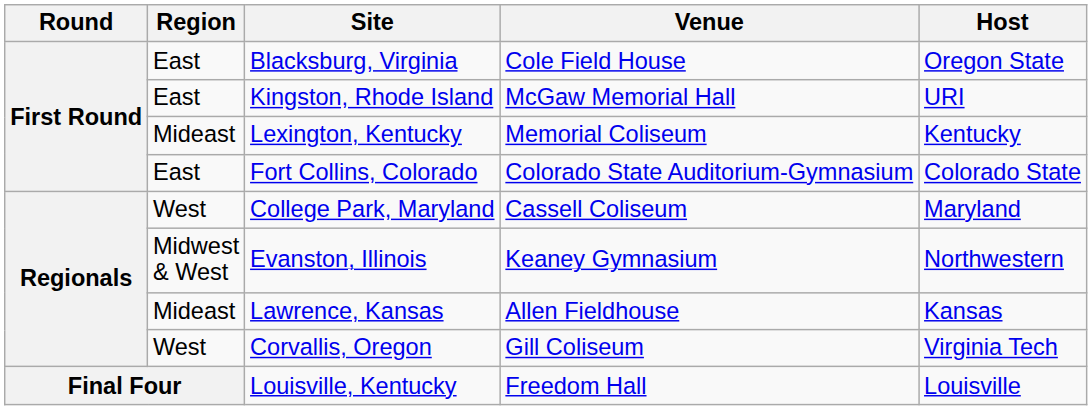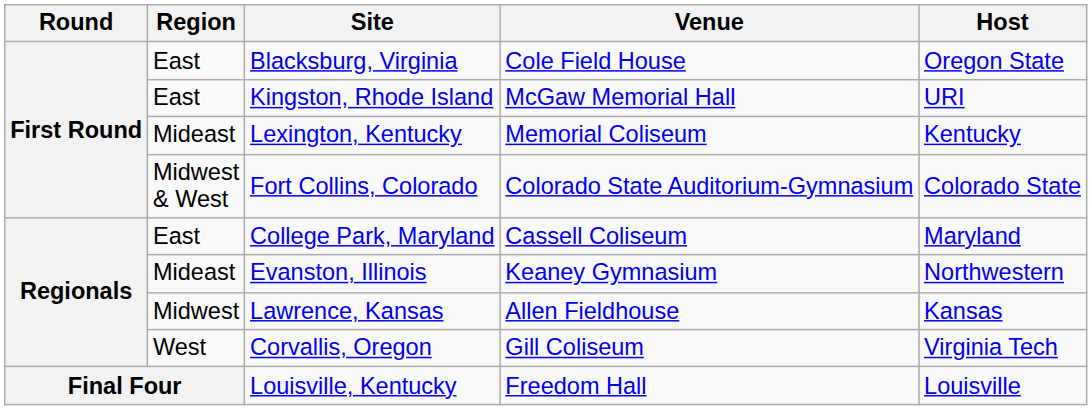(176, 172) East -> (196, 185) Midwest & West
(180, 209) West -> (176, 236) East
(196, 260) Midwest & West -> (194, 273) Mideast
(194, 310) Mideast -> (196, 310) Midwest
